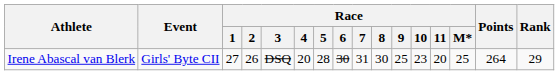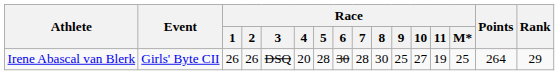(232, 59) 27 -> (232, 59) 26
(362, 59) 31 -> (362, 59) 28
(421, 59) 23 -> (421, 59) 27
(440, 59) 20 -> (440, 59) 19
